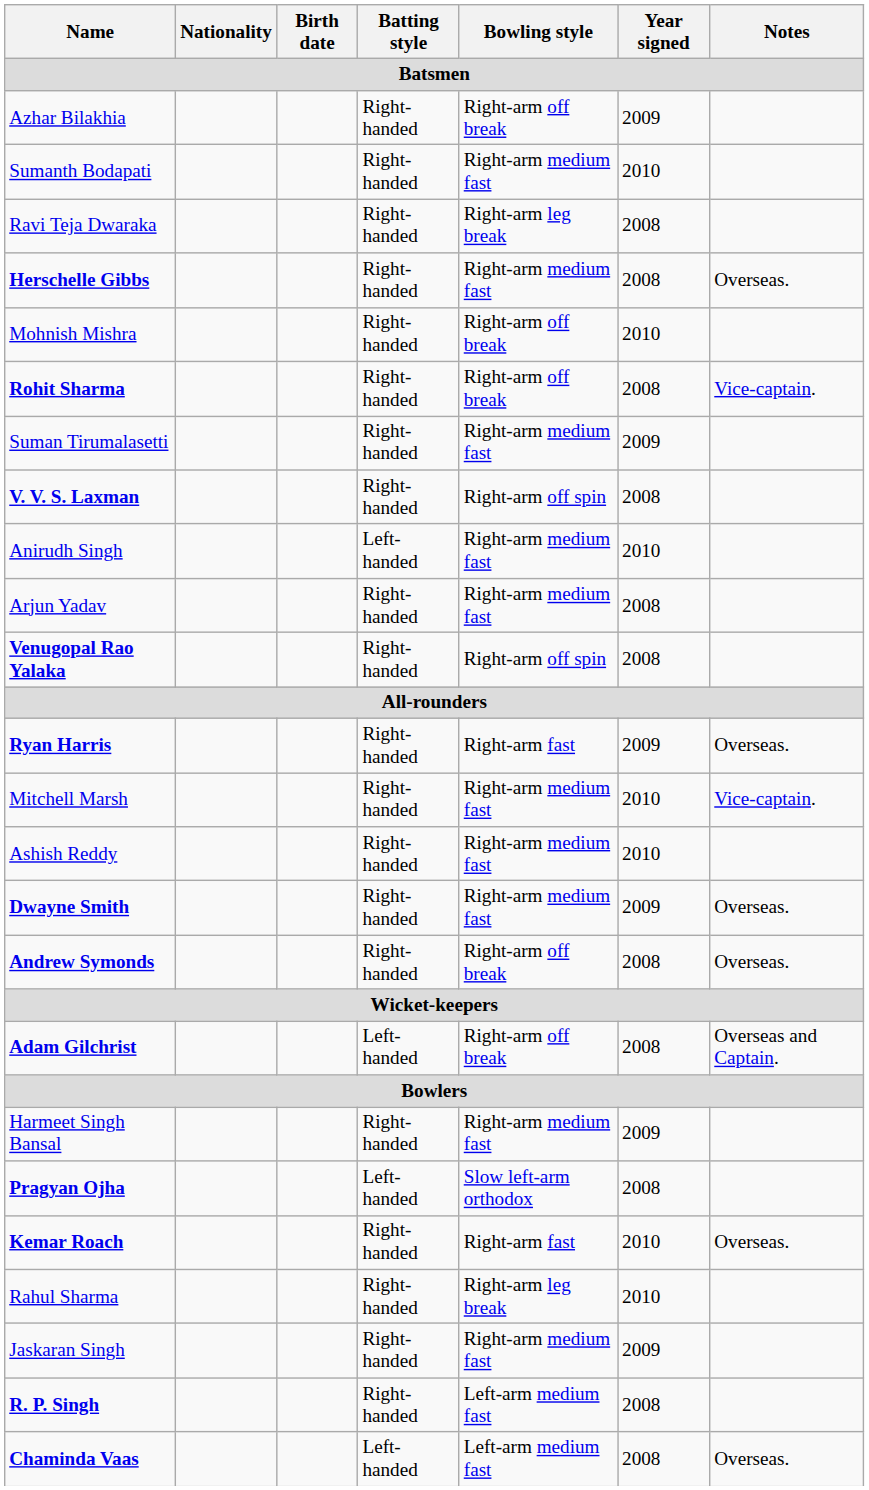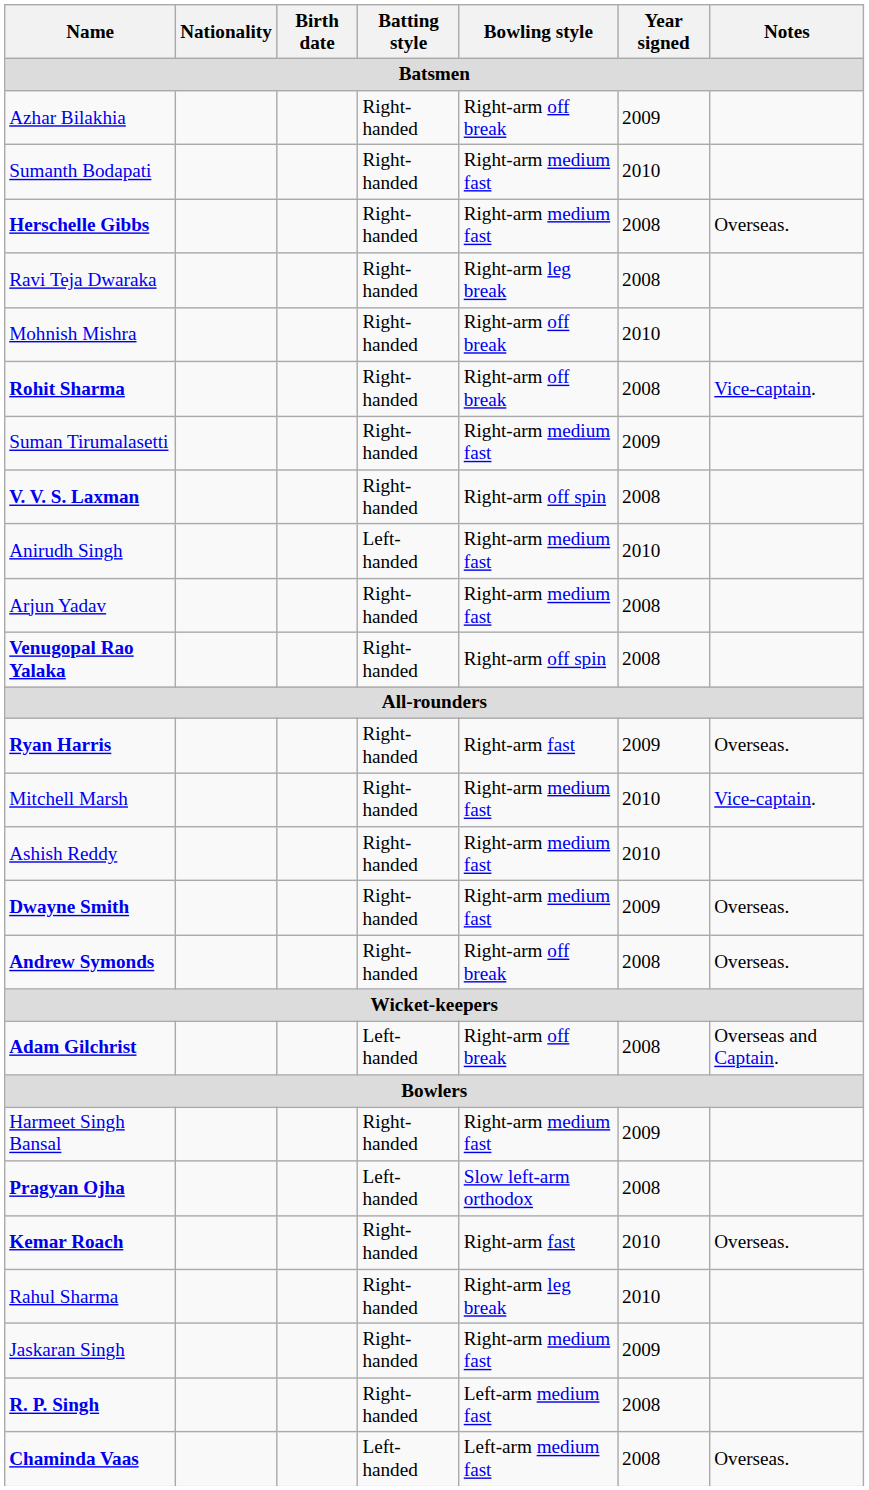rows swapped: (83, 225) <-> (79, 279)
